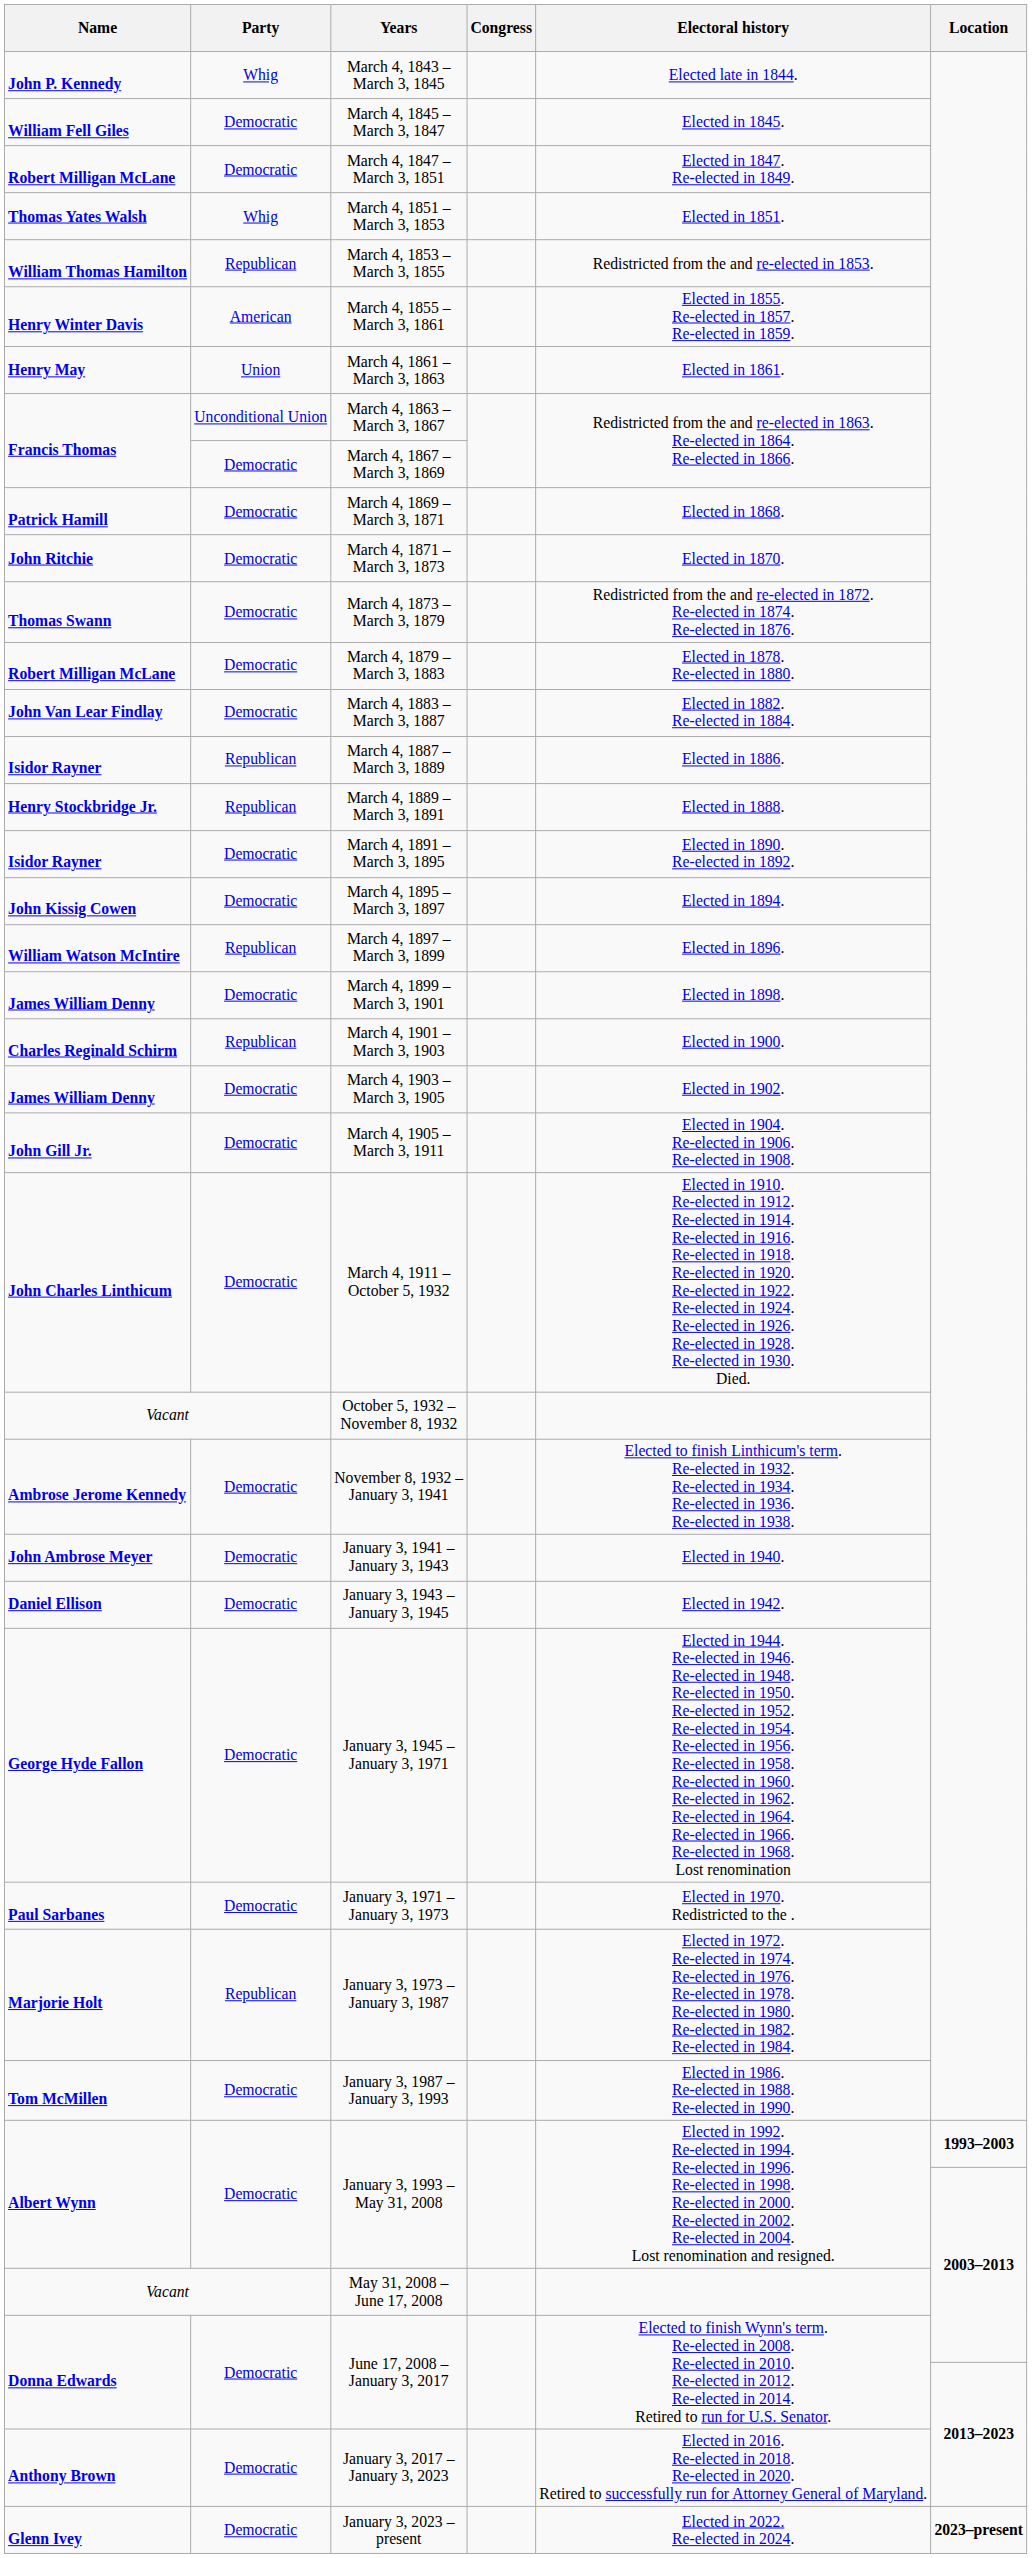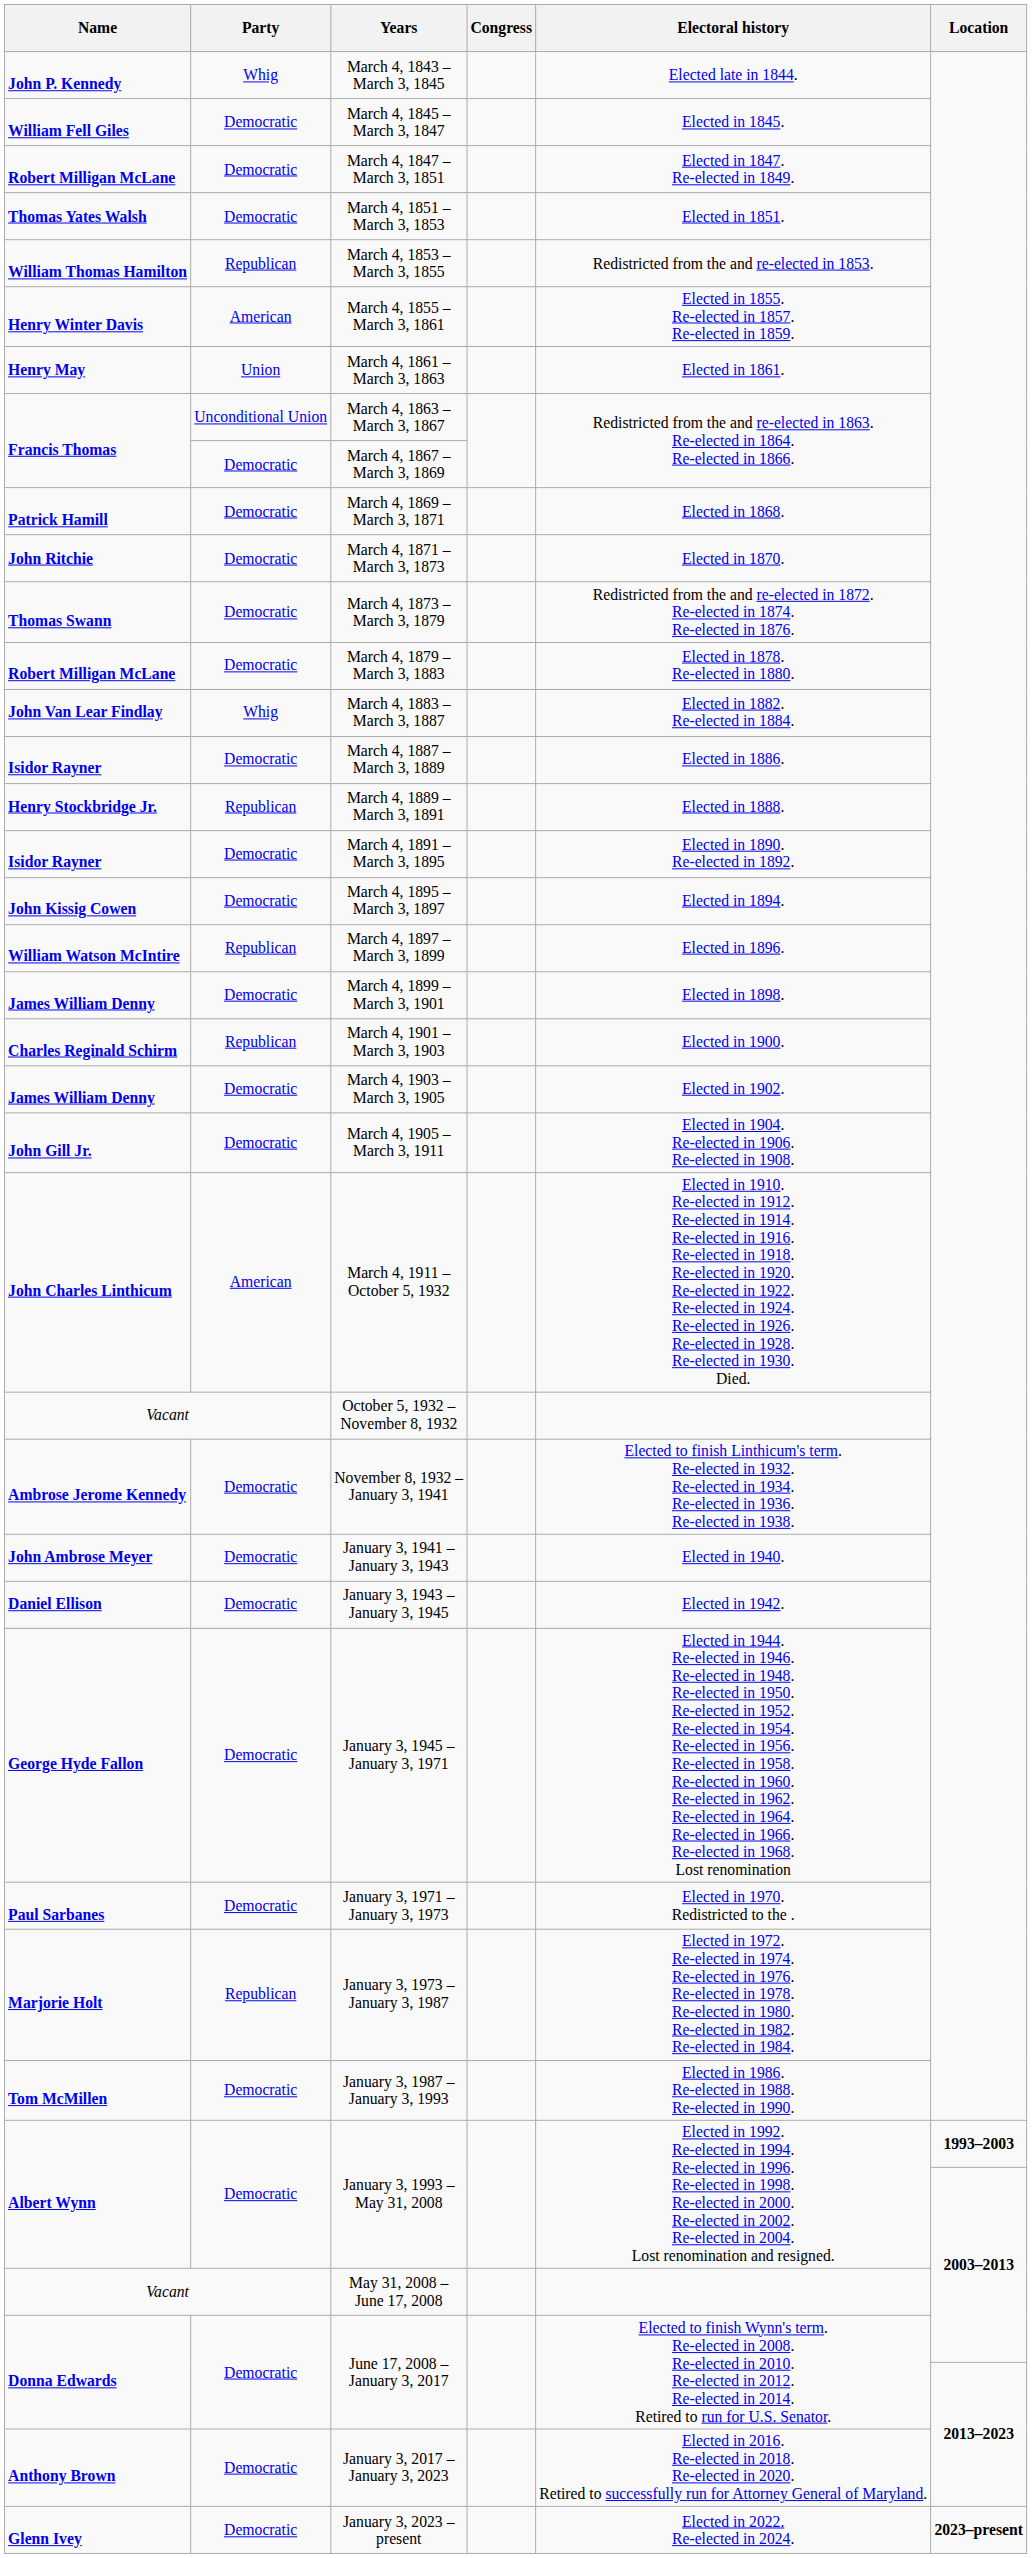(261, 216) Whig -> (261, 216) Democratic
(261, 712) Democratic -> (261, 712) Whig
(261, 759) Republican -> (261, 759) Democratic
(261, 1282) Democratic -> (261, 1282) American
